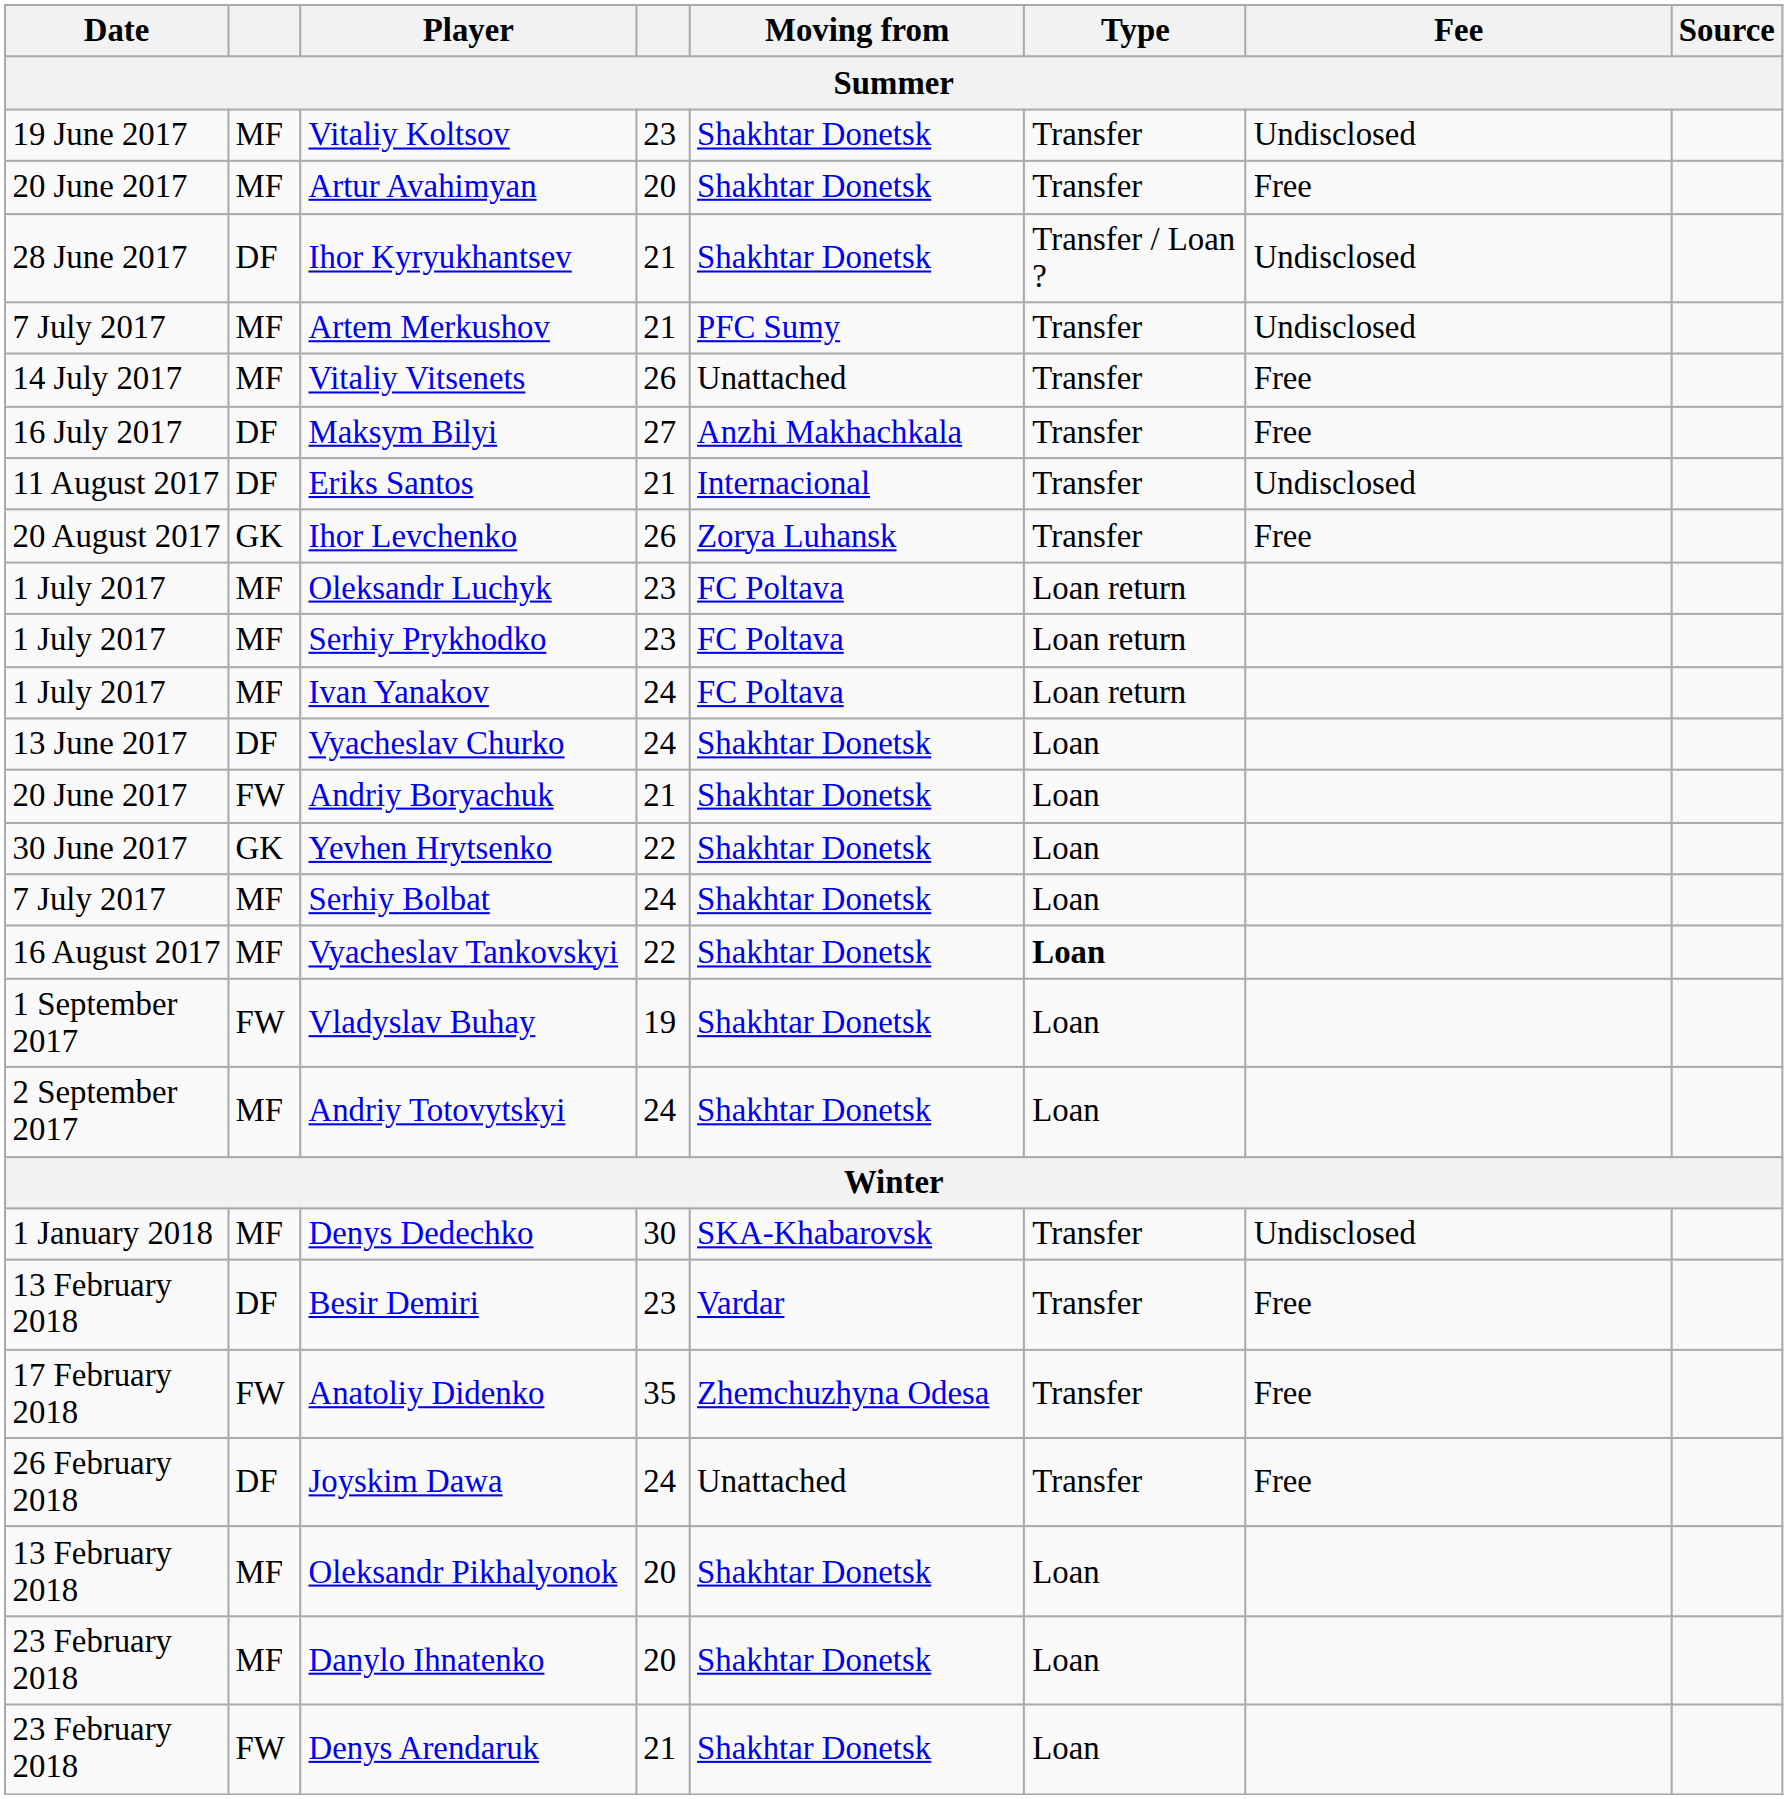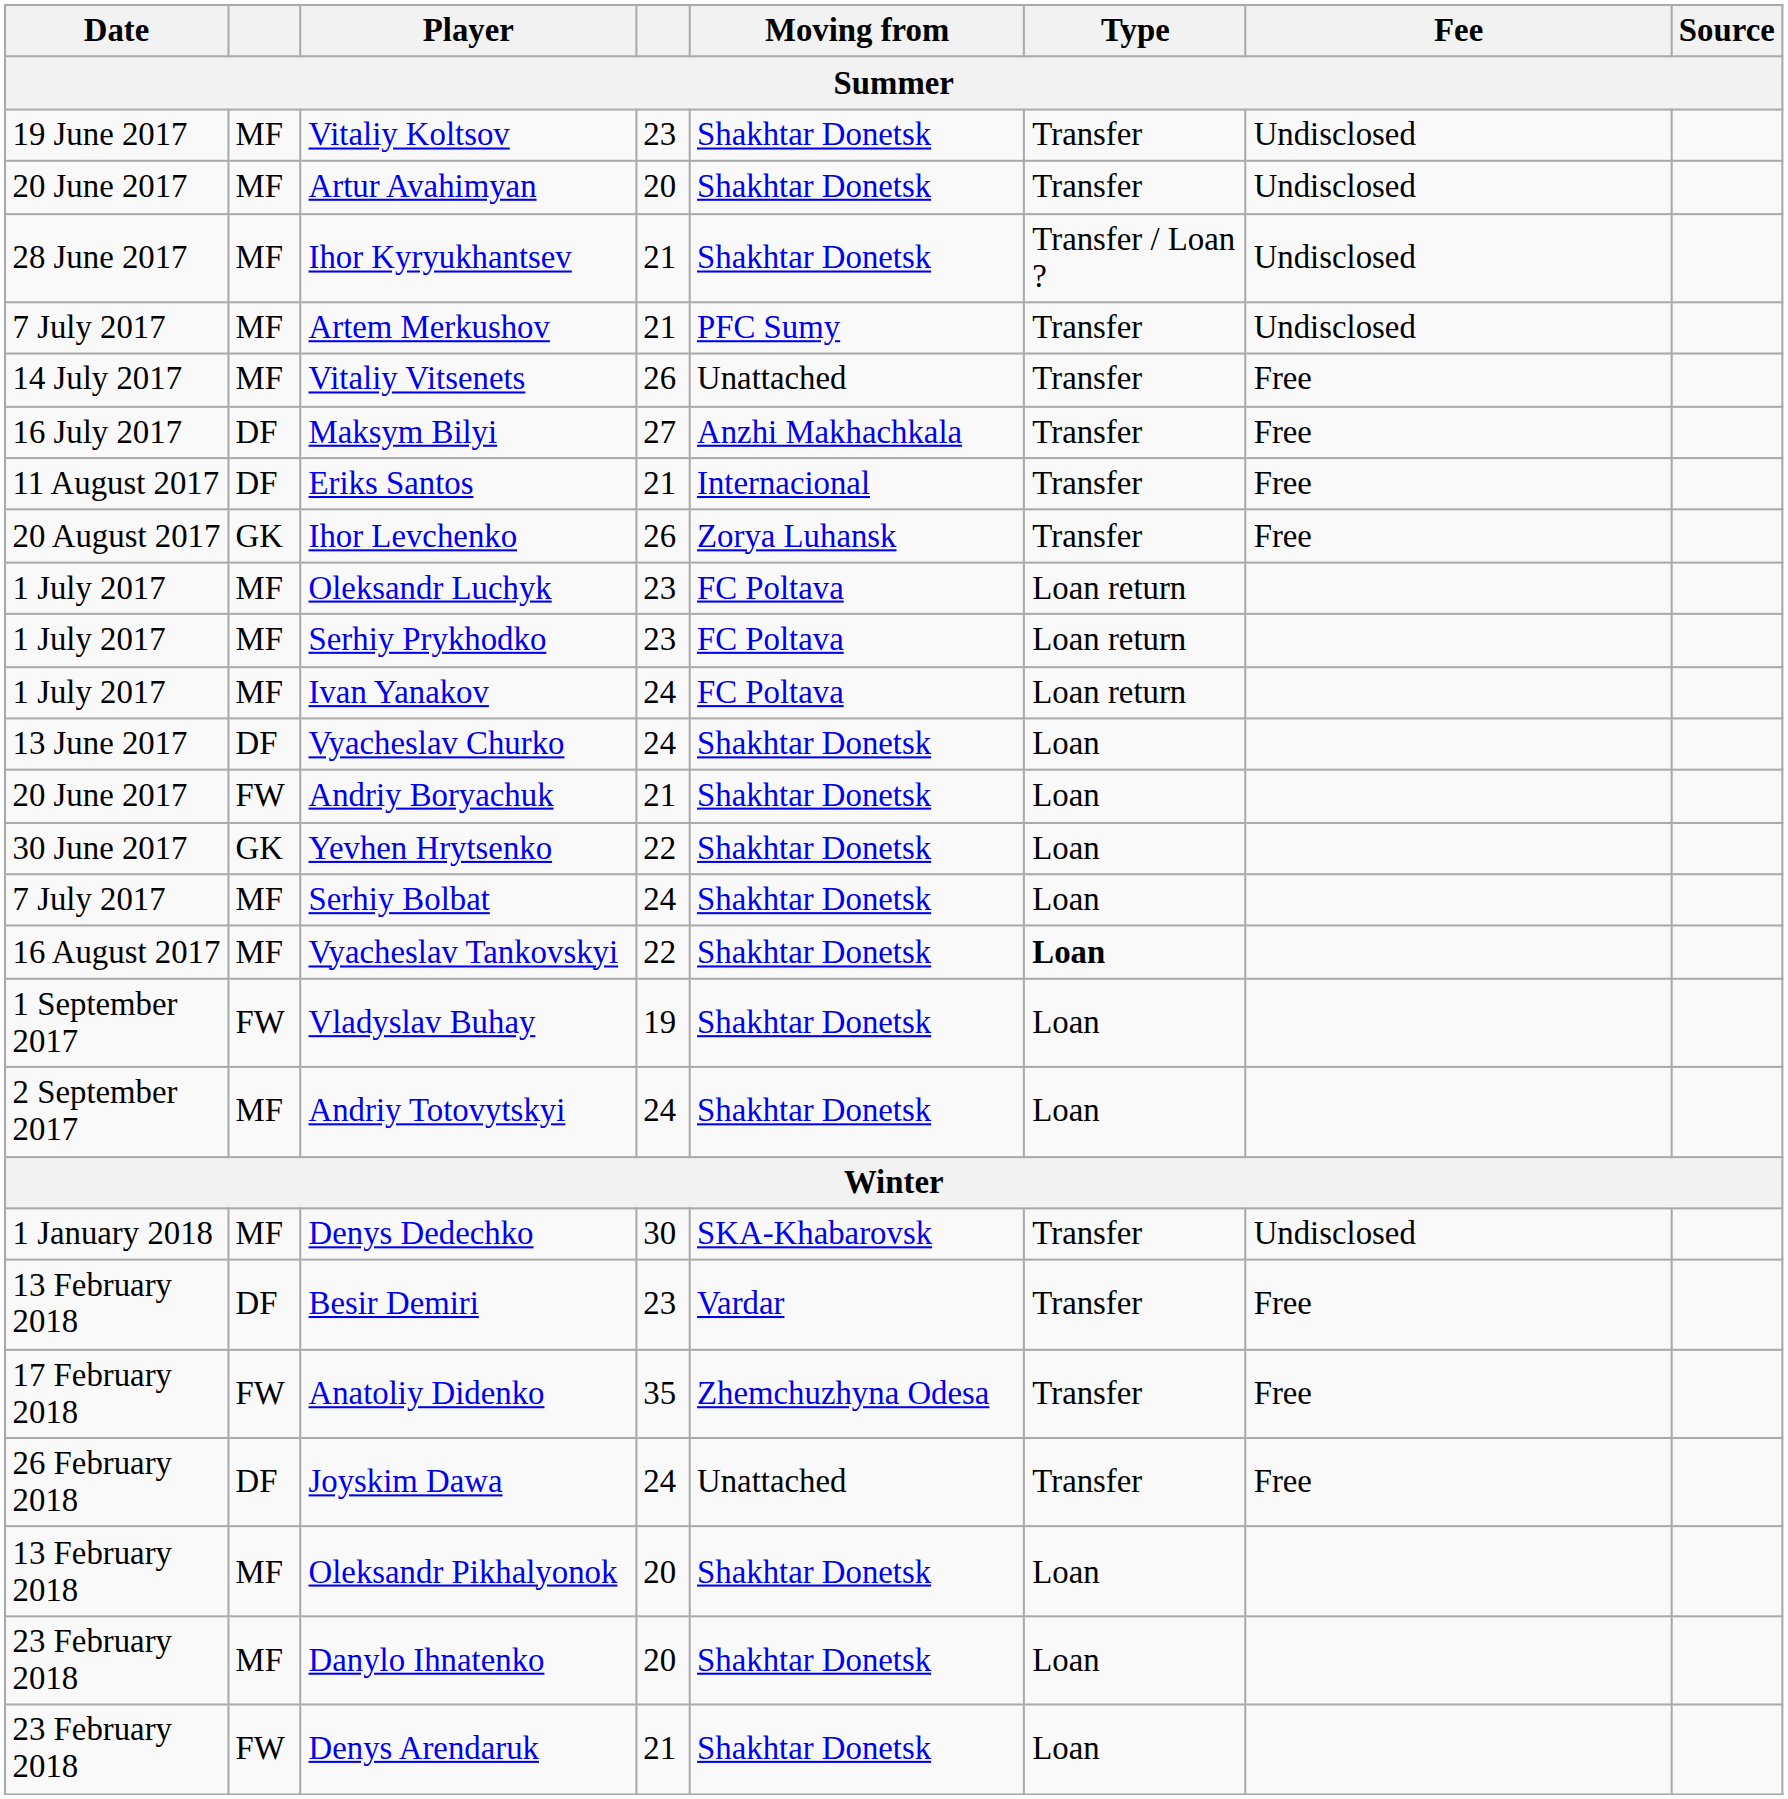(1283, 186) Free -> (1335, 186) Undisclosed
(256, 257) DF -> (259, 257) MF
(1335, 483) Undisclosed -> (1283, 483) Free
